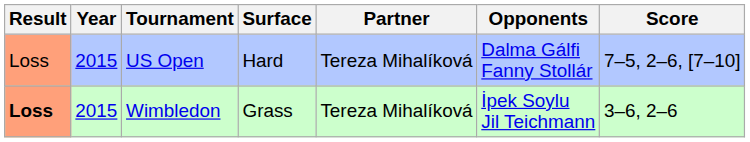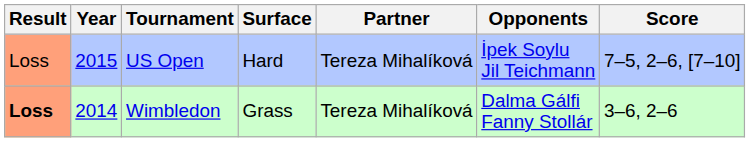(537, 60) Dalma Gálfi Fanny Stollár -> (538, 60) İpek Soylu Jil Teichmann
(96, 111) 2015 -> (96, 111) 2014
(538, 111) İpek Soylu Jil Teichmann -> (537, 111) Dalma Gálfi Fanny Stollár
